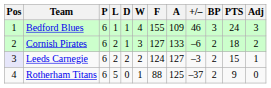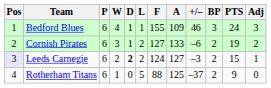columns swapped: (140, 12) <-> (115, 12)
(234, 43) 18 -> (234, 43) 19
(127, 59) normal -> (130, 59) bold
